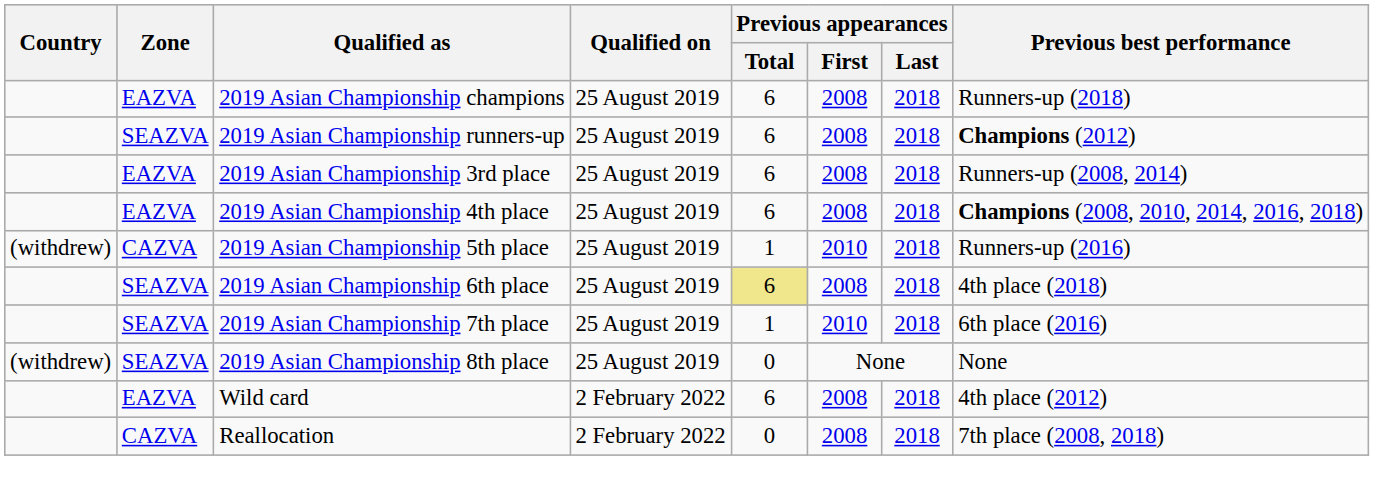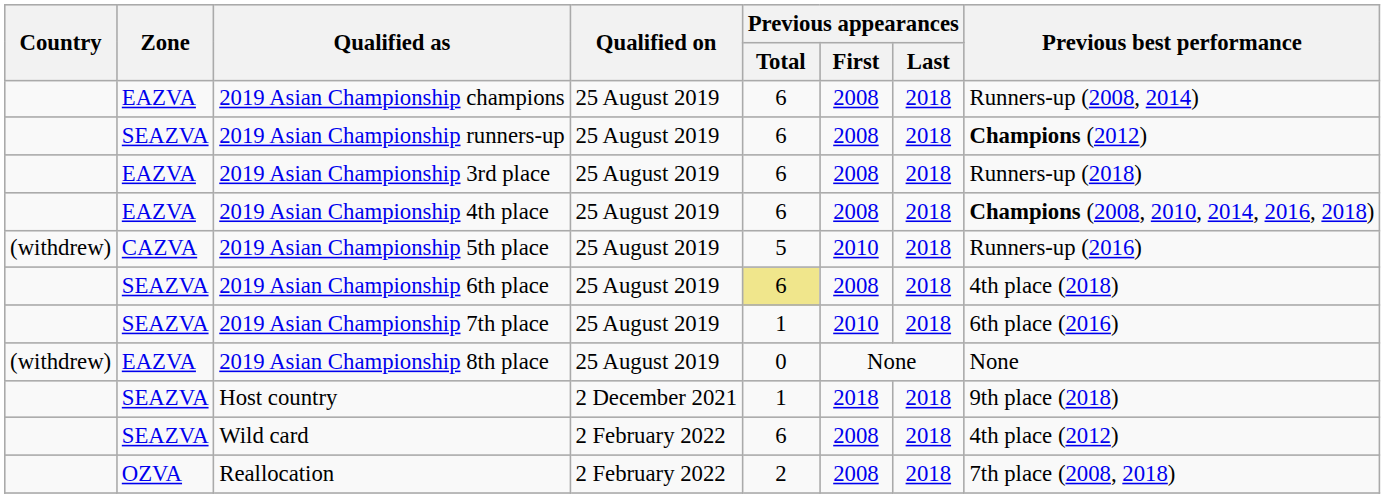(1044, 98) Runners-up (2018) -> (1084, 98) Runners-up (2008, 2014)
(1073, 173) Runners-up (2008, 2014) -> (1056, 173) Runners-up (2018)
(770, 248) 1 -> (781, 248) 5
(165, 361) SEAZVA -> (159, 361) EAZVA
+ row: (278, 398)
(159, 398) EAZVA -> (165, 436) SEAZVA
(160, 436) CAZVA -> (152, 473) OZVA
(770, 436) 0 -> (781, 473) 2
